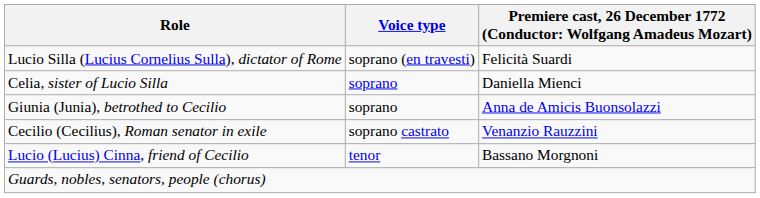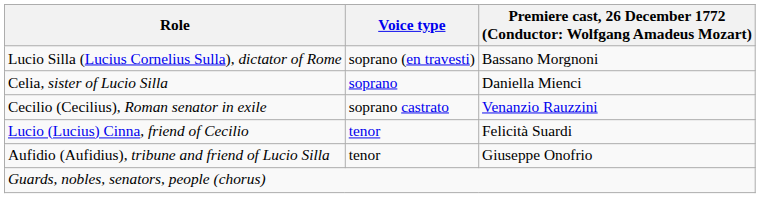(527, 58) Felicità Suardi -> (540, 58) Bassano Morgnoni
- row: (117, 107)
(540, 155) Bassano Morgnoni -> (527, 131) Felicità Suardi
+ row: (169, 155)
